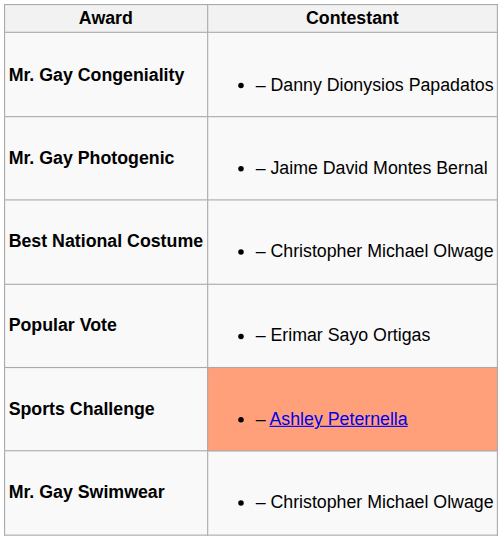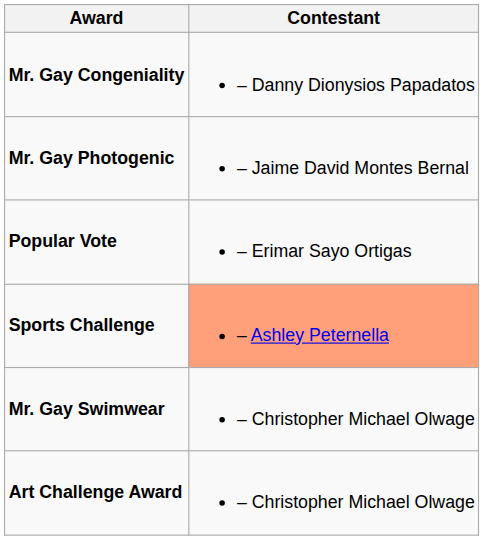- row: (106, 241)
+ row: (95, 492)
